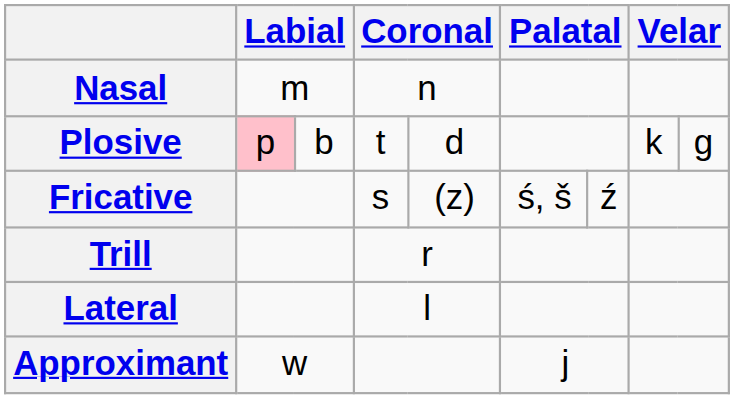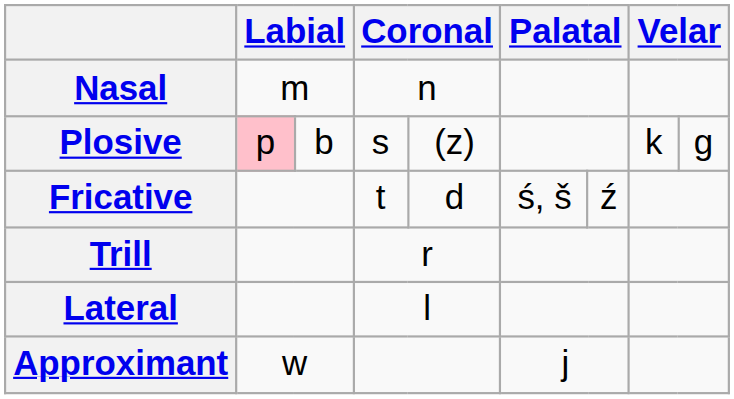(381, 142) t -> (381, 142) s
(455, 142) d -> (455, 142) (z)
(381, 198) s -> (381, 198) t
(455, 198) (z) -> (455, 198) d
